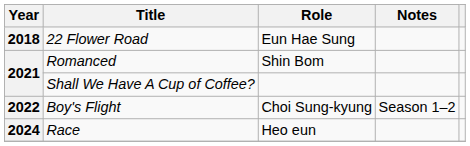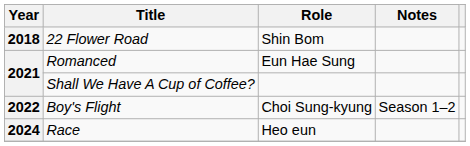(308, 38) Eun Hae Sung -> (293, 38) Shin Bom
(293, 61) Shin Bom -> (308, 61) Eun Hae Sung
